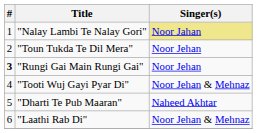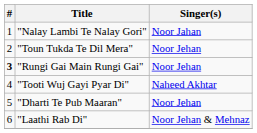(176, 31) khaki background -> (176, 31) no background
(201, 84) Noor Jehan & Mehnaz -> (184, 84) Naheed Akhtar
(184, 102) Naheed Akhtar -> (176, 102) Noor Jehan
